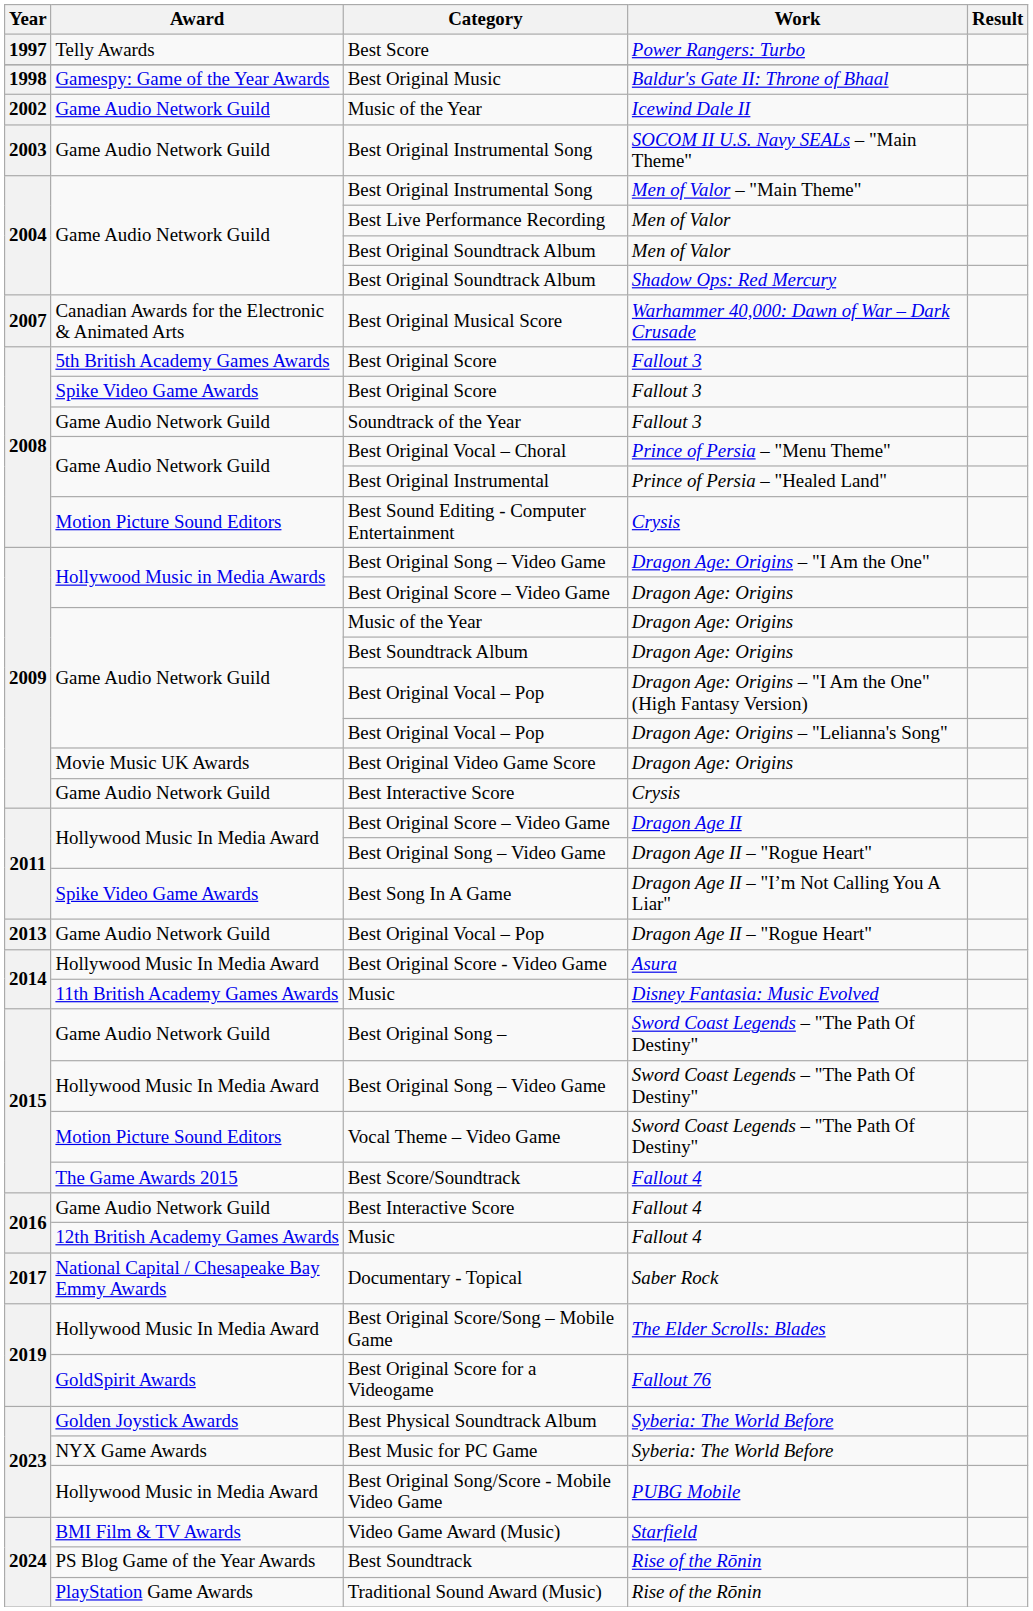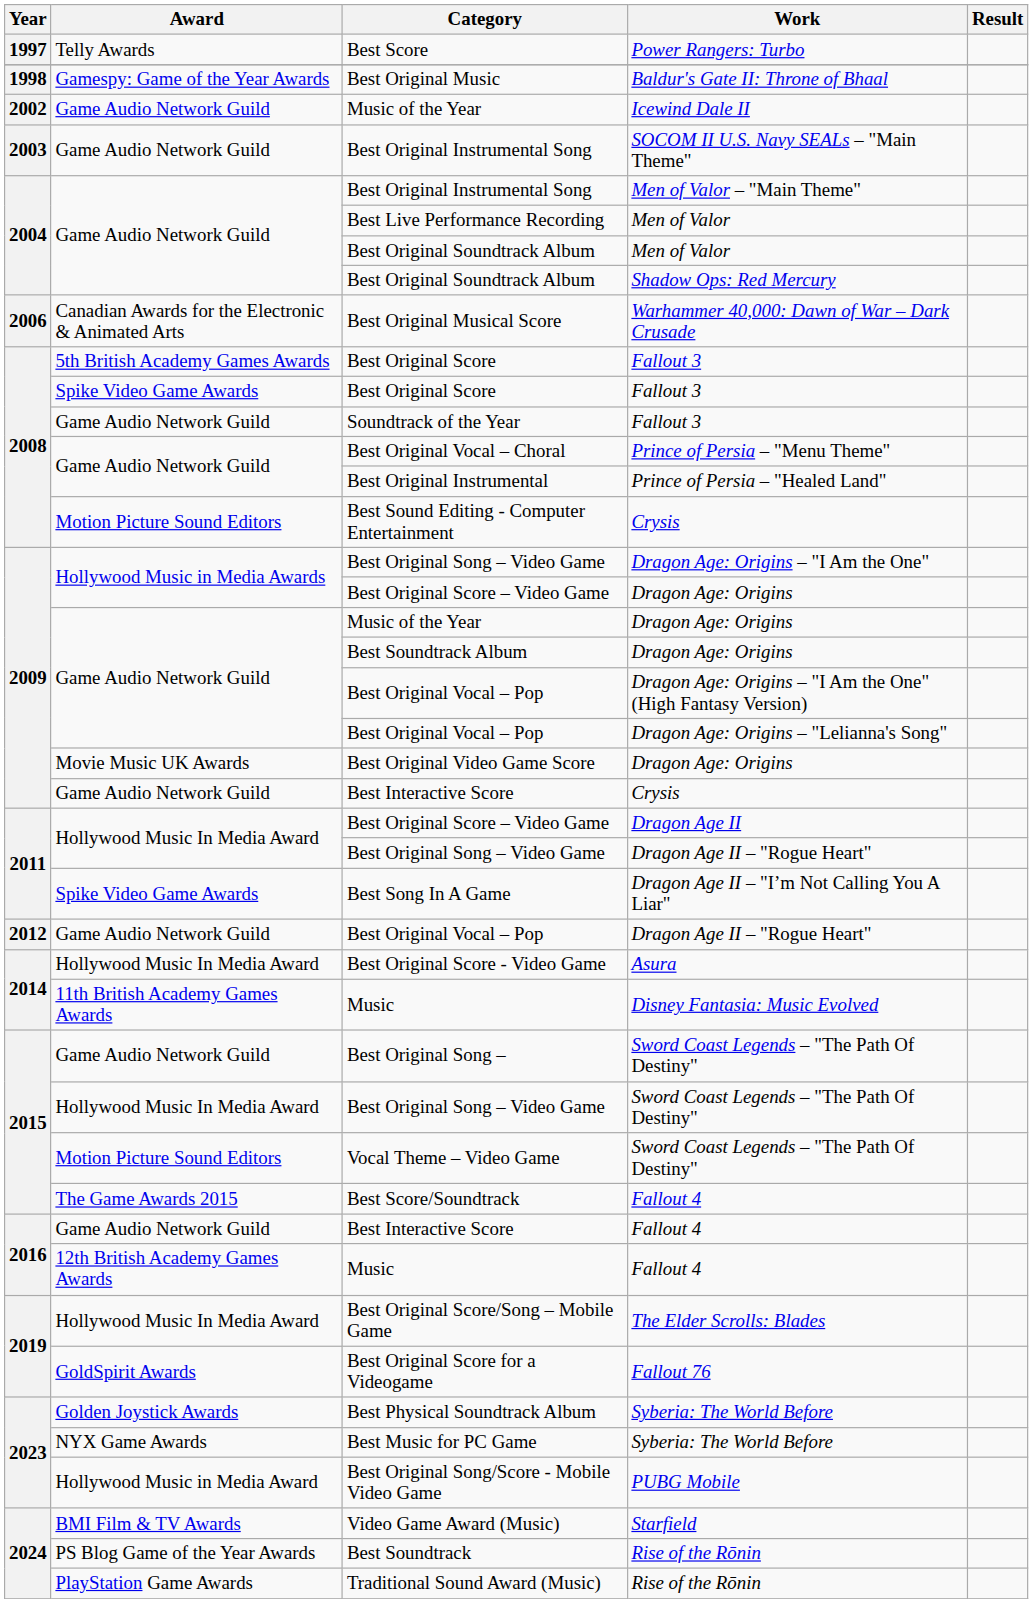(28, 320) 2007 -> (28, 320) 2006
(28, 934) 2013 -> (28, 934) 2012
- row: (435, 1277)
